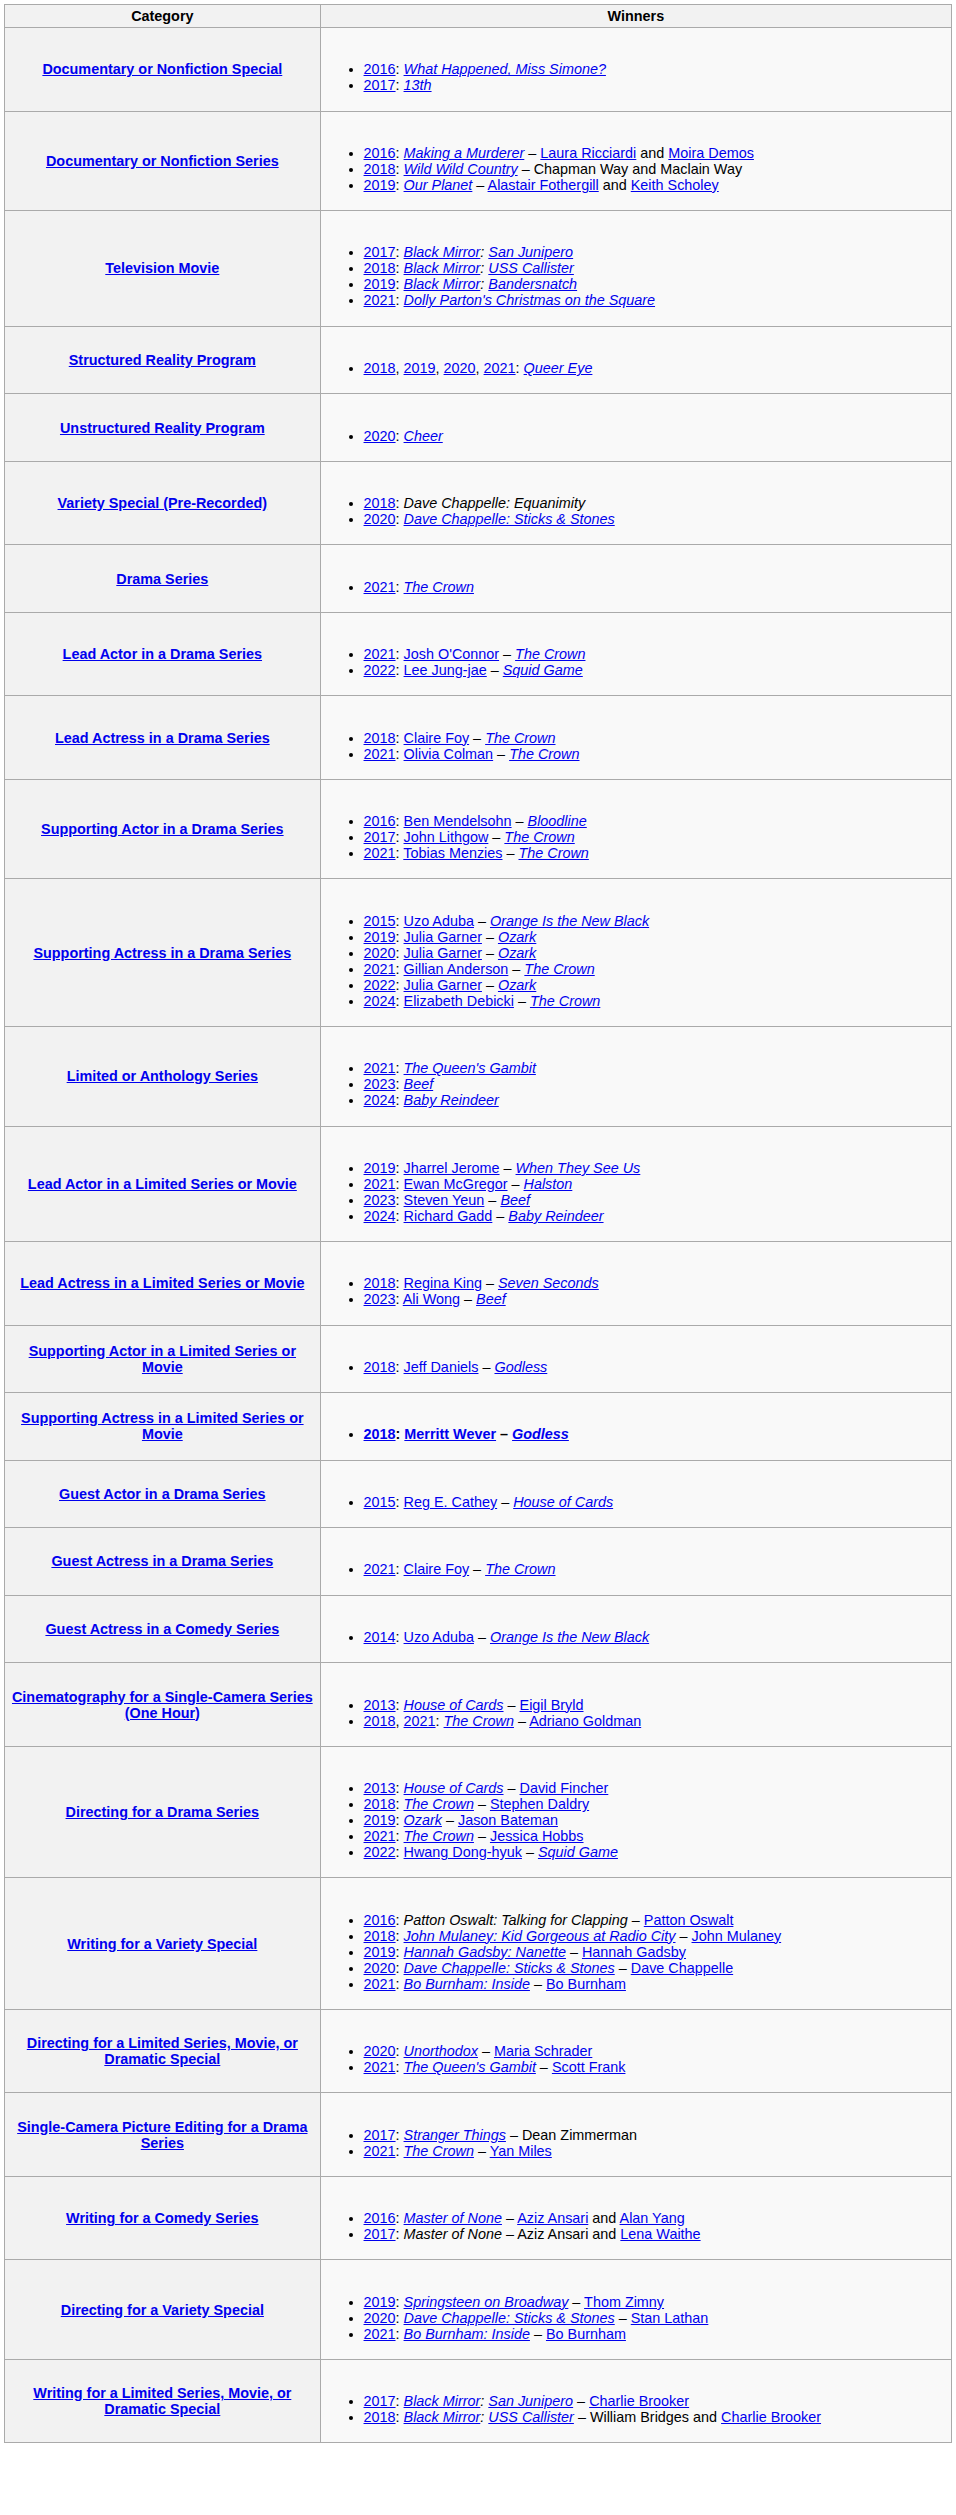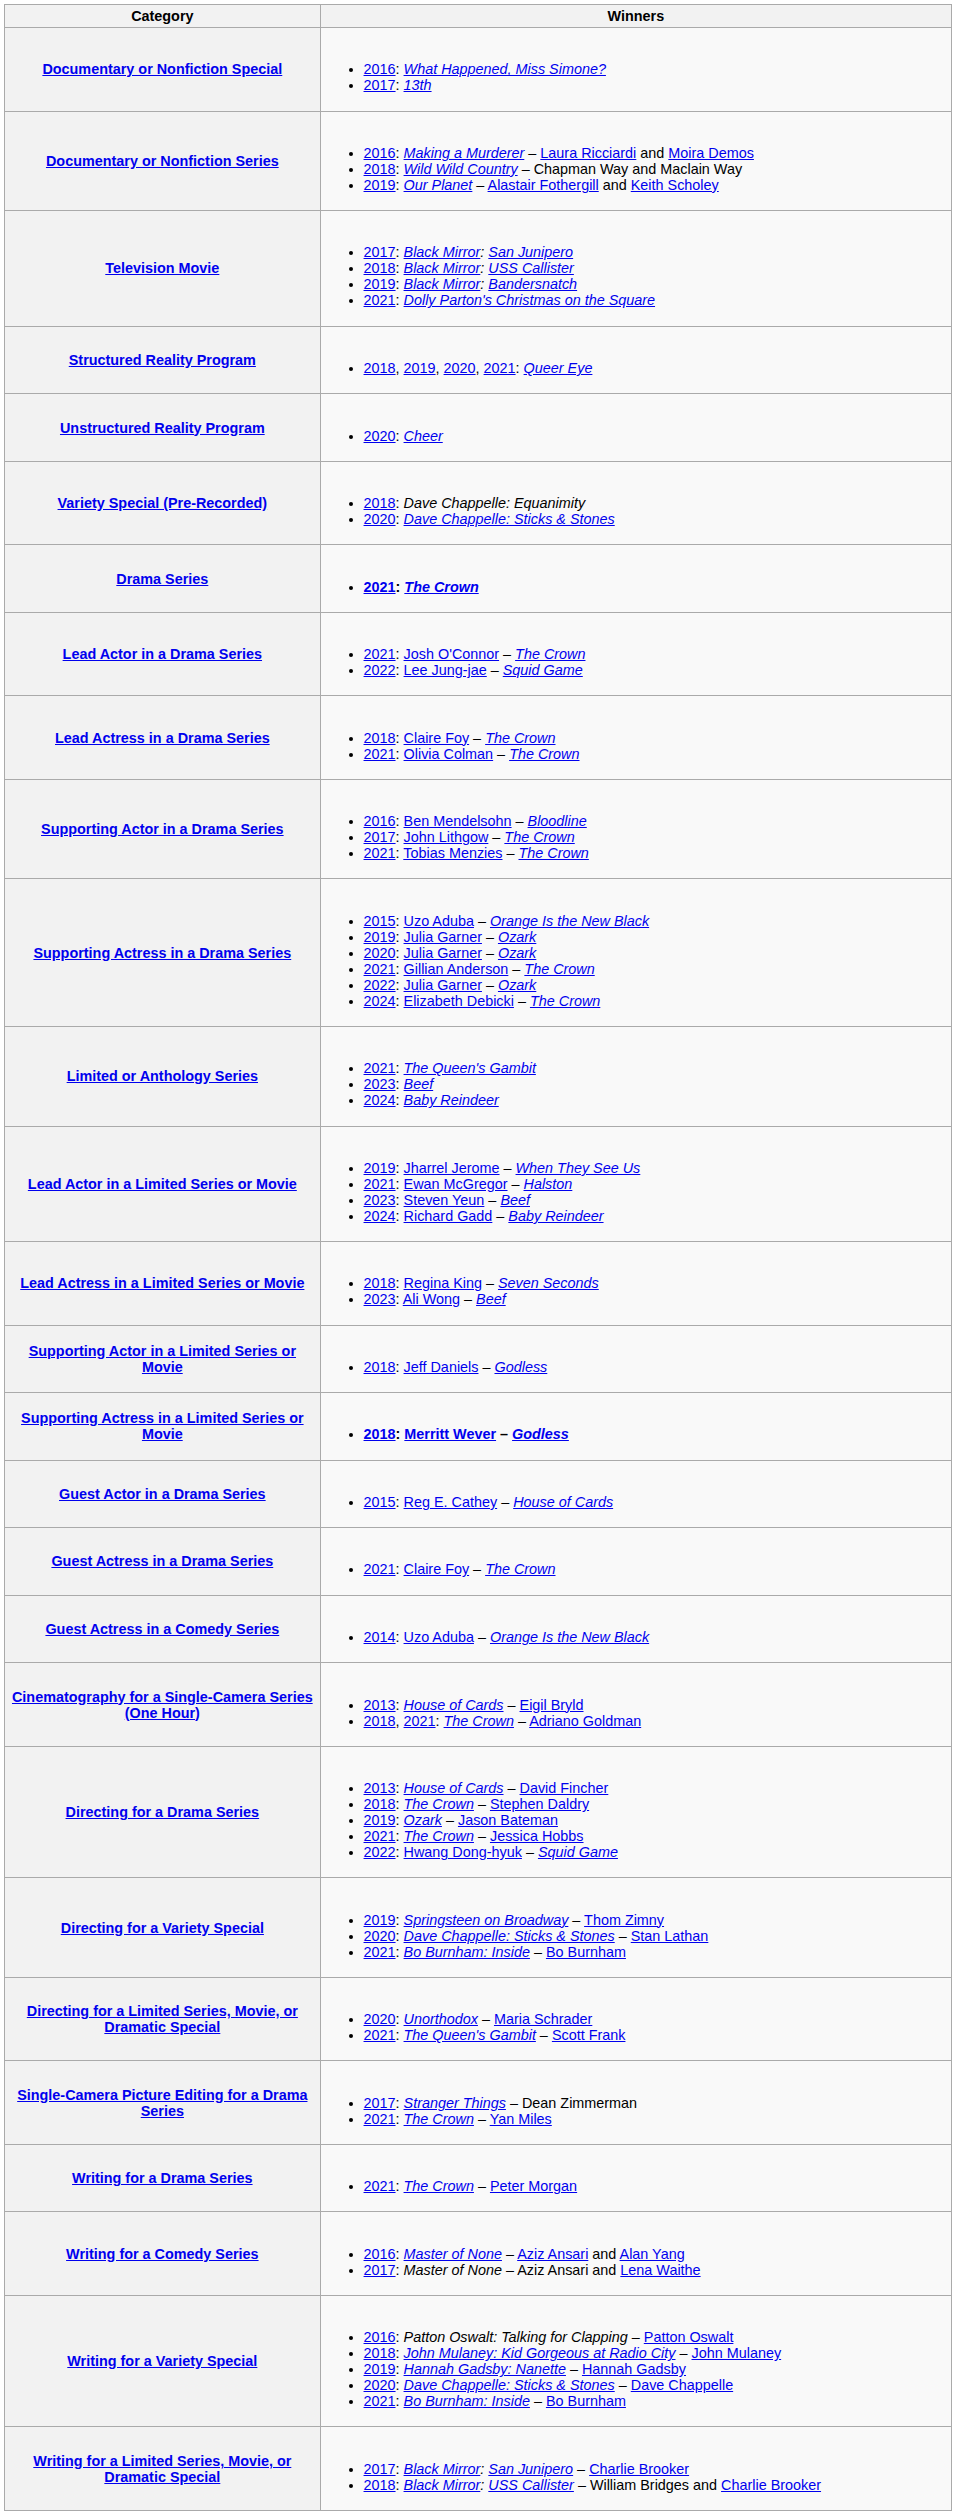(636, 587) normal -> (636, 587) bold
rows swapped: (162, 2310) <-> (162, 1944)
+ row: (162, 2178)
